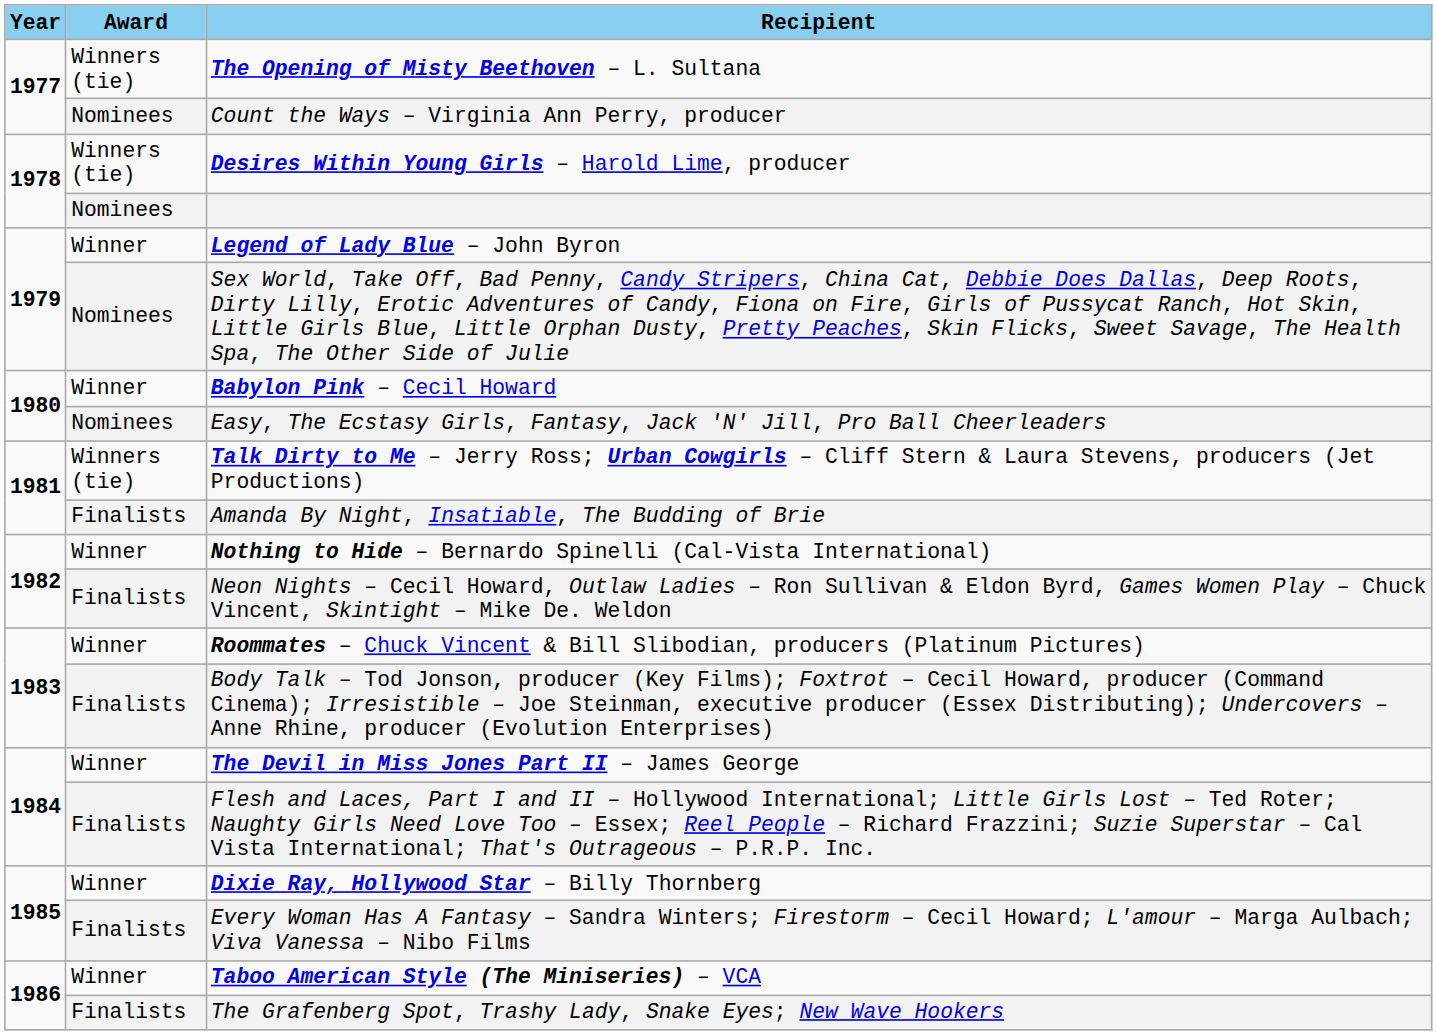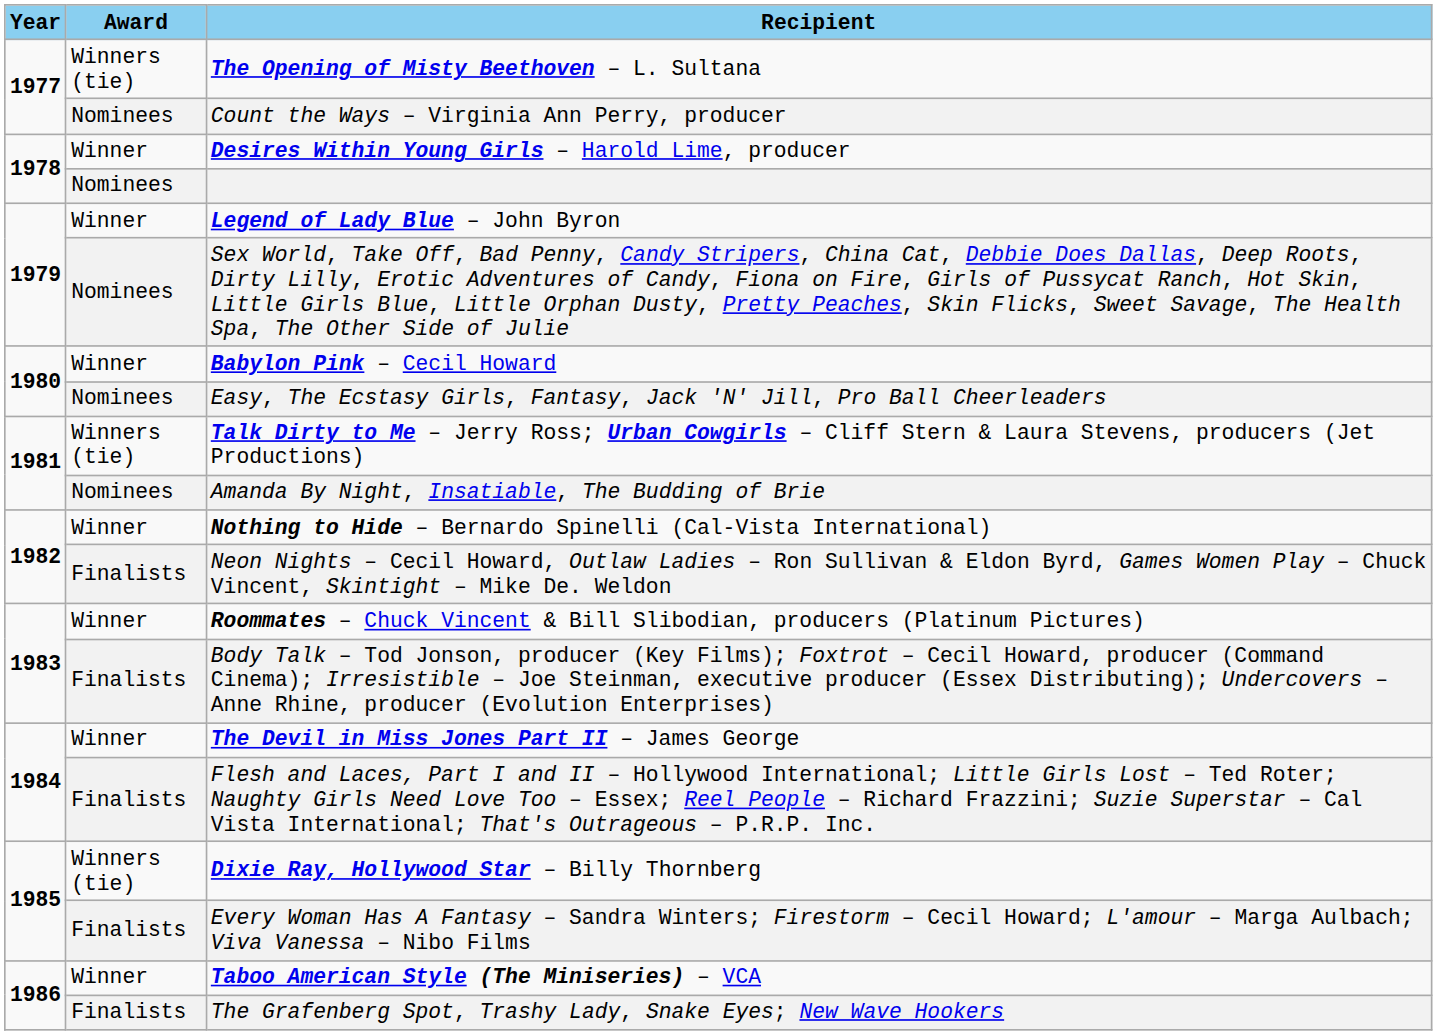(116, 163) Winners (tie) -> (110, 151) Winner
(129, 517) Finalists -> (122, 493) Nominees
(110, 884) Winner -> (116, 871) Winners (tie)
